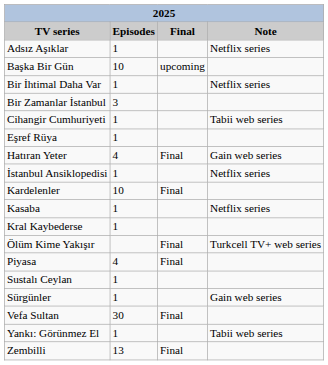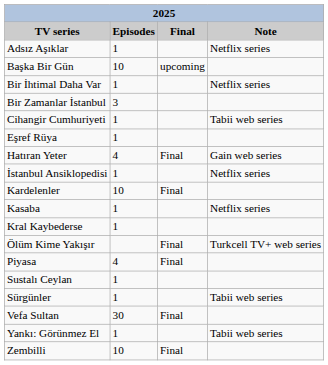(246, 297) Gain web series -> (246, 297) Tabii web series
(118, 350) 13 -> (118, 350) 10
